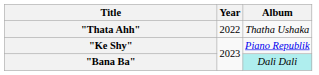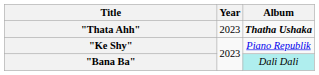(230, 29) 2022 -> (230, 29) 2023
(277, 29) normal -> (278, 29) bold
